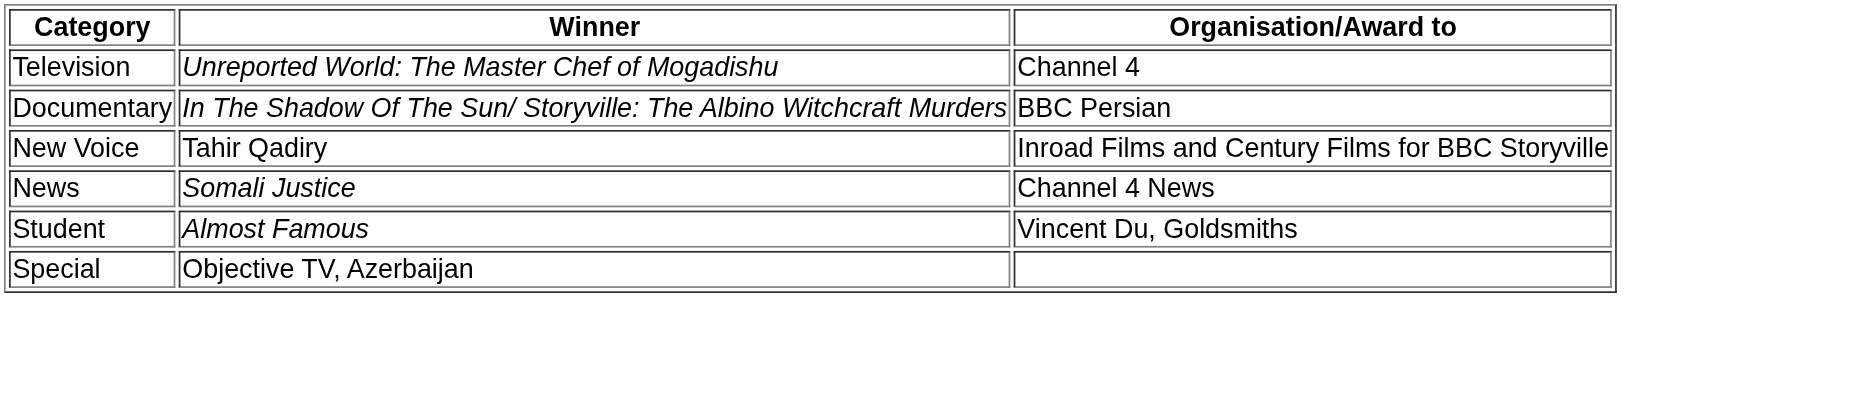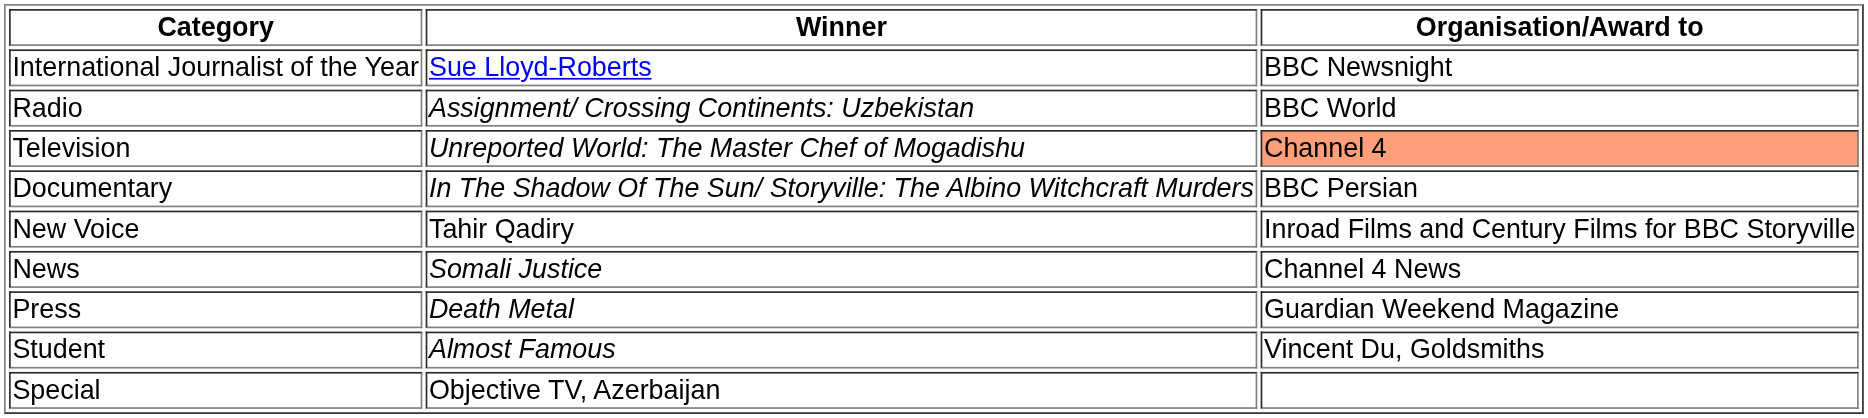+ row: (216, 67)
+ row: (48, 107)
(1079, 67) no background -> (1325, 148) lightsalmon background
+ row: (47, 309)
